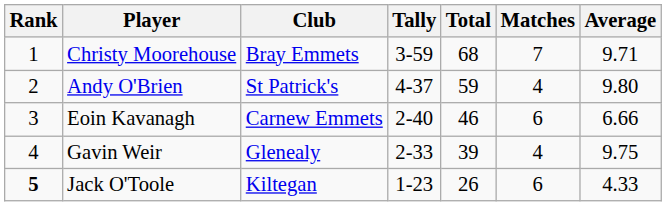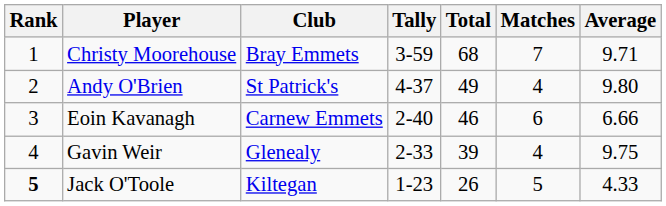(468, 86) 59 -> (468, 86) 49
(538, 184) 6 -> (538, 184) 5
